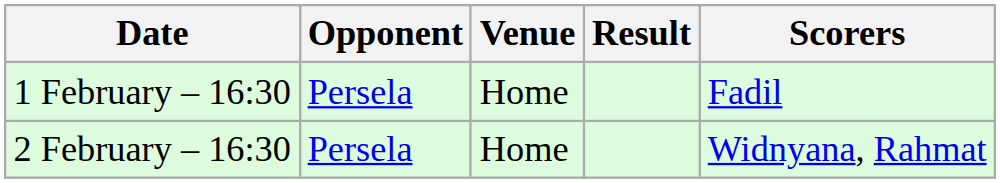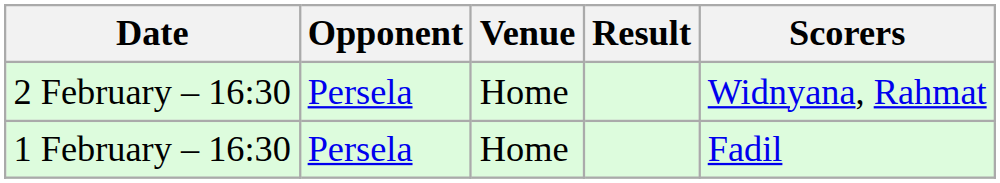rows swapped: (152, 90) <-> (152, 148)
